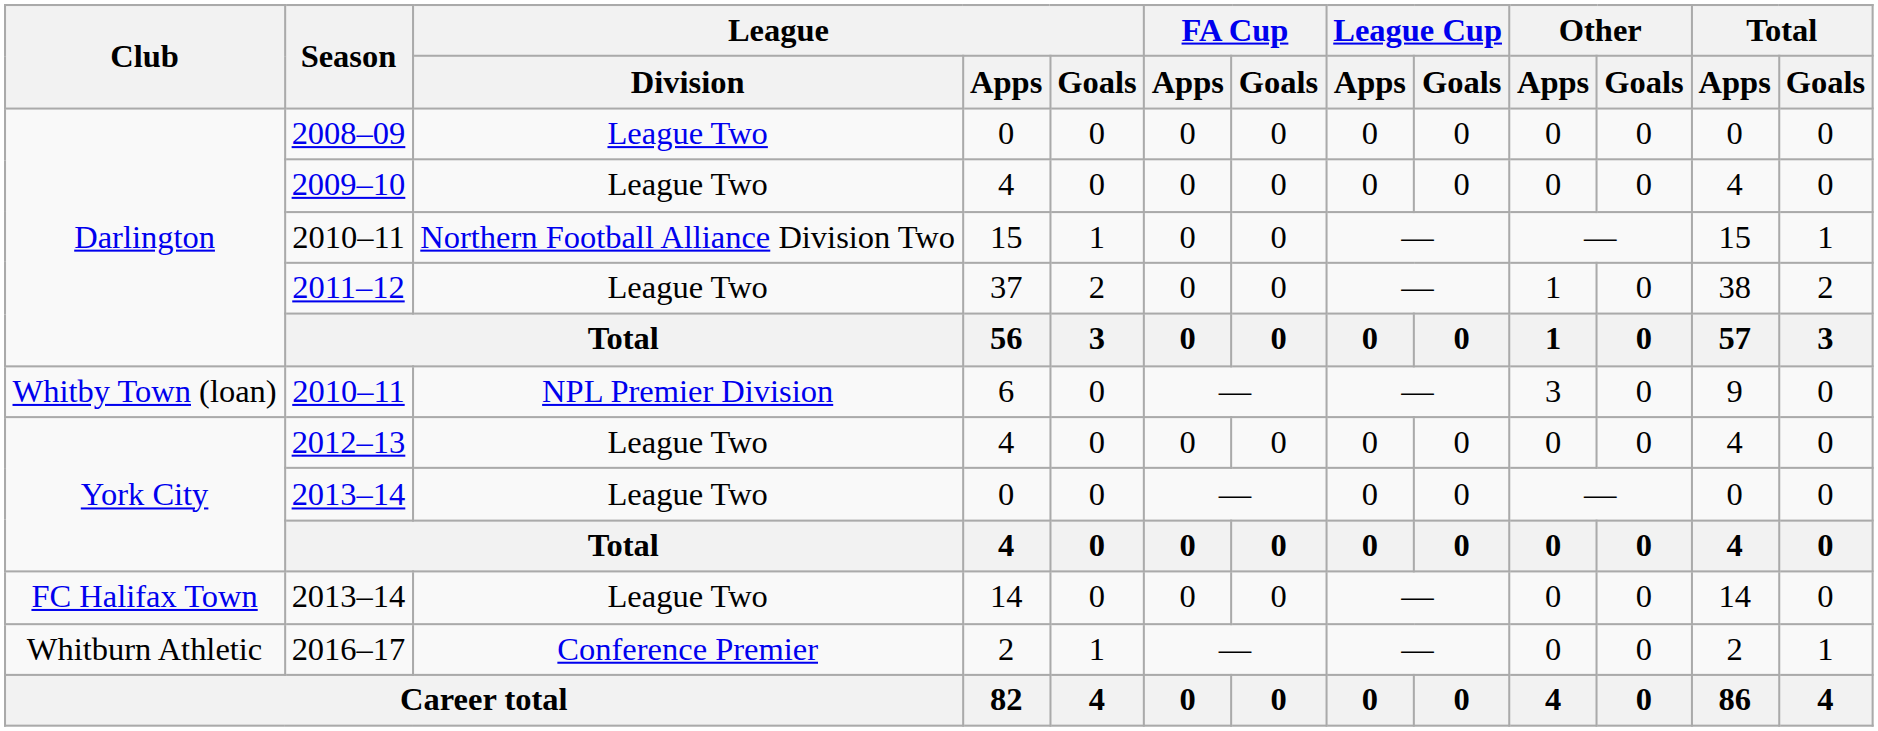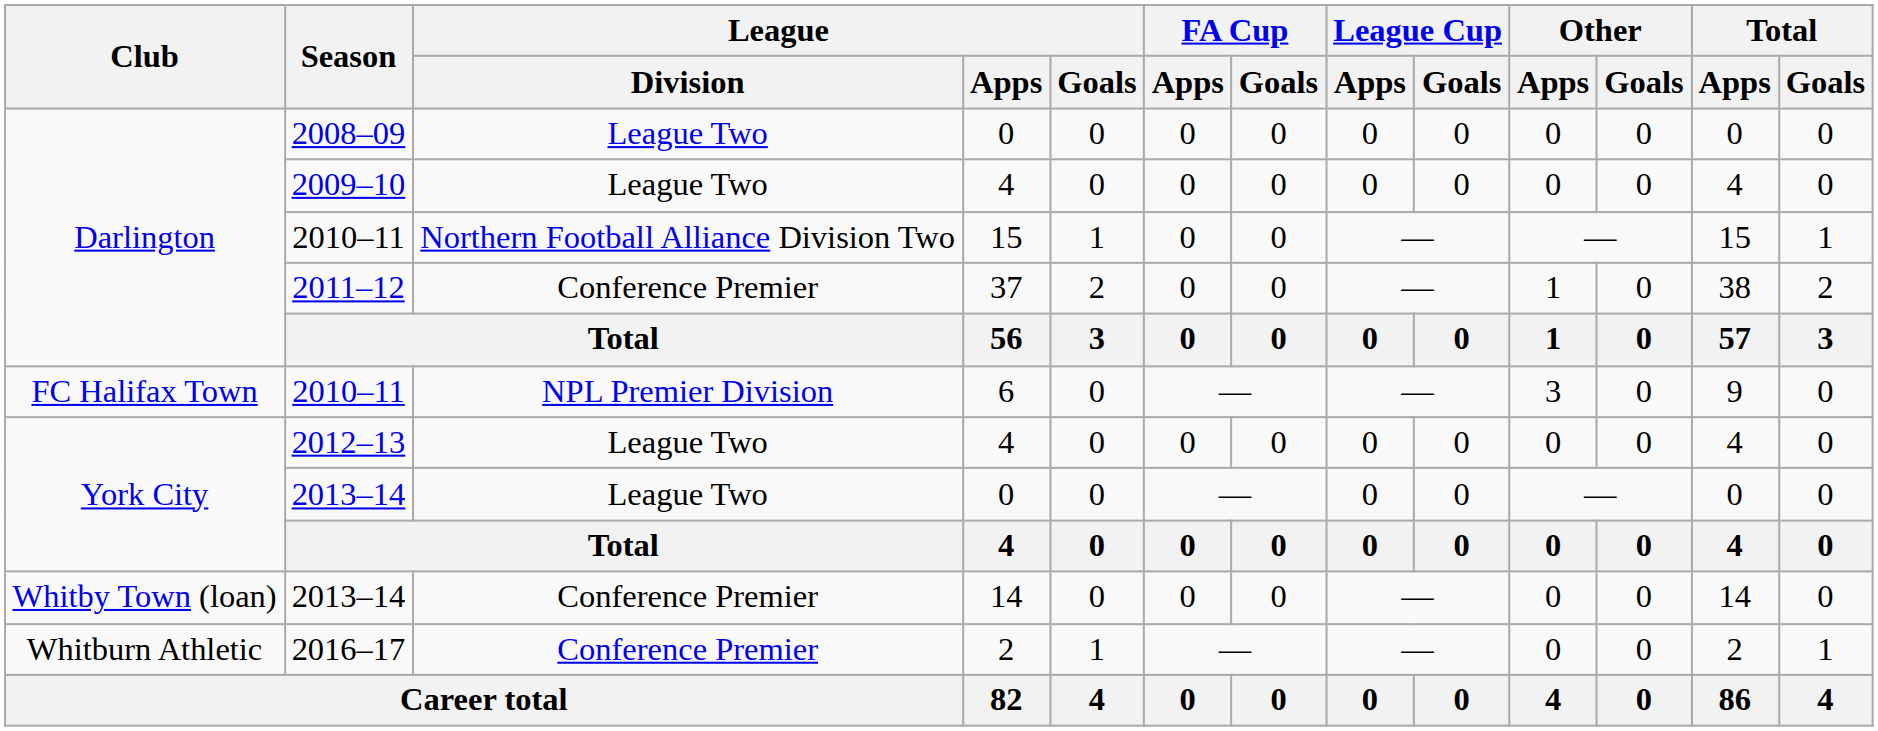(688, 287) League Two -> (688, 287) Conference Premier
(145, 390) Whitby Town (loan) -> (145, 390) FC Halifax Town
(145, 596) FC Halifax Town -> (145, 596) Whitby Town (loan)
(688, 596) League Two -> (688, 596) Conference Premier
